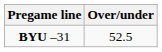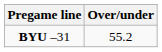(121, 36) 52.5 -> (121, 36) 55.2
